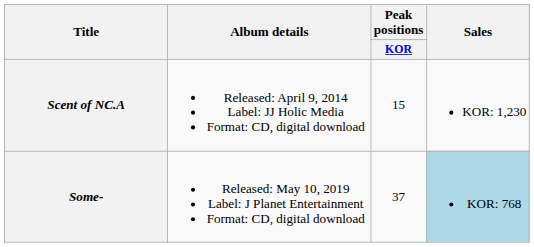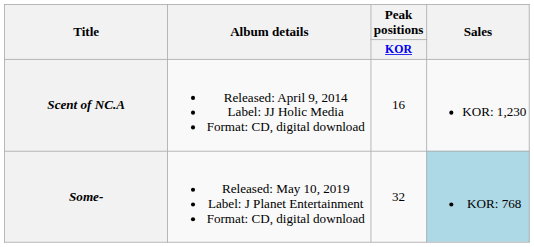(399, 105) 15 -> (399, 105) 16
(399, 196) 37 -> (399, 196) 32
